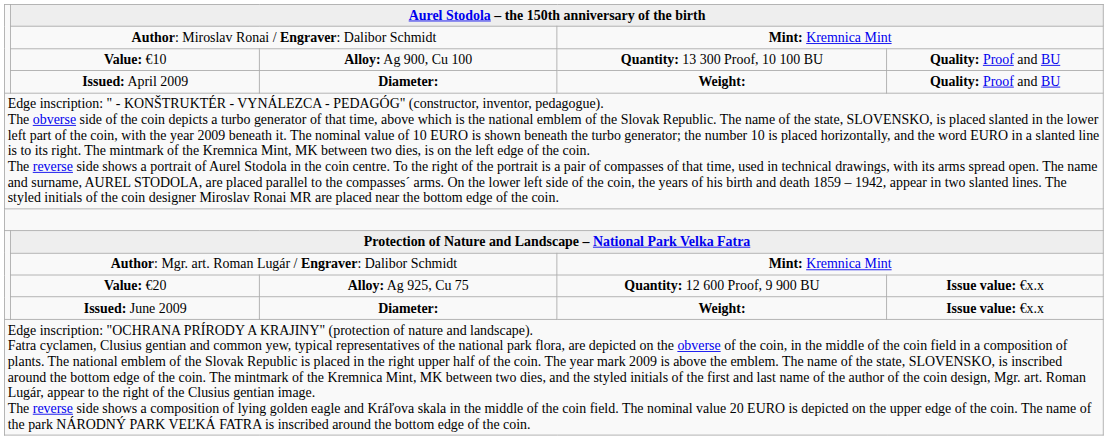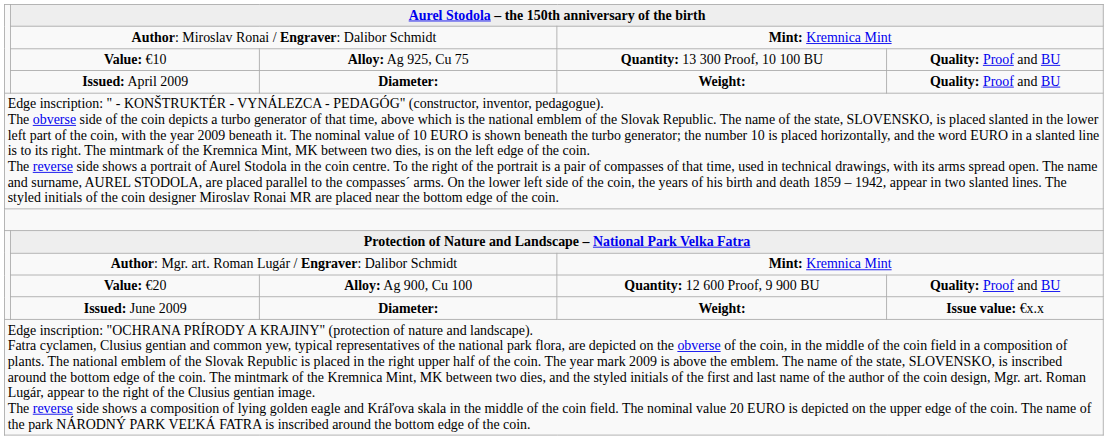(408, 59) Alloy: Ag 900, Cu 100 -> (408, 59) Alloy: Ag 925, Cu 75
(408, 286) Alloy: Ag 925, Cu 75 -> (408, 286) Alloy: Ag 900, Cu 100
(995, 286) Issue value: €x.x -> (995, 286) Quality: Proof and BU
